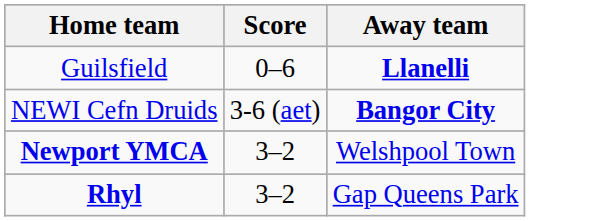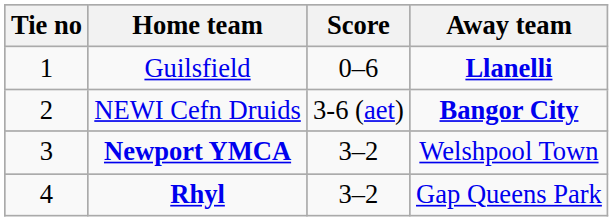+ column: (46, 25)
